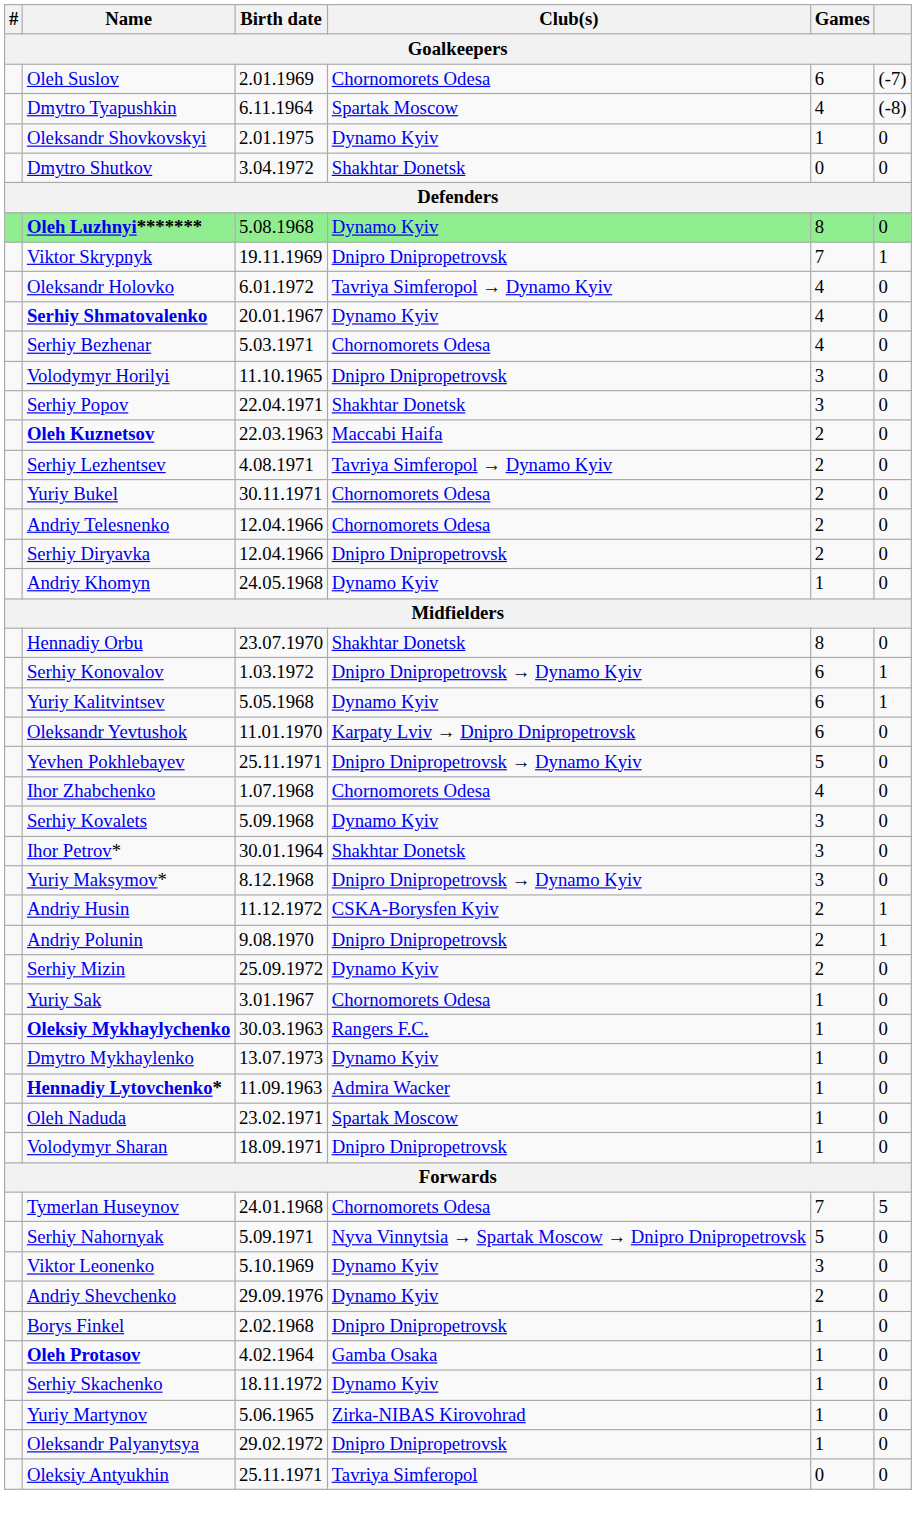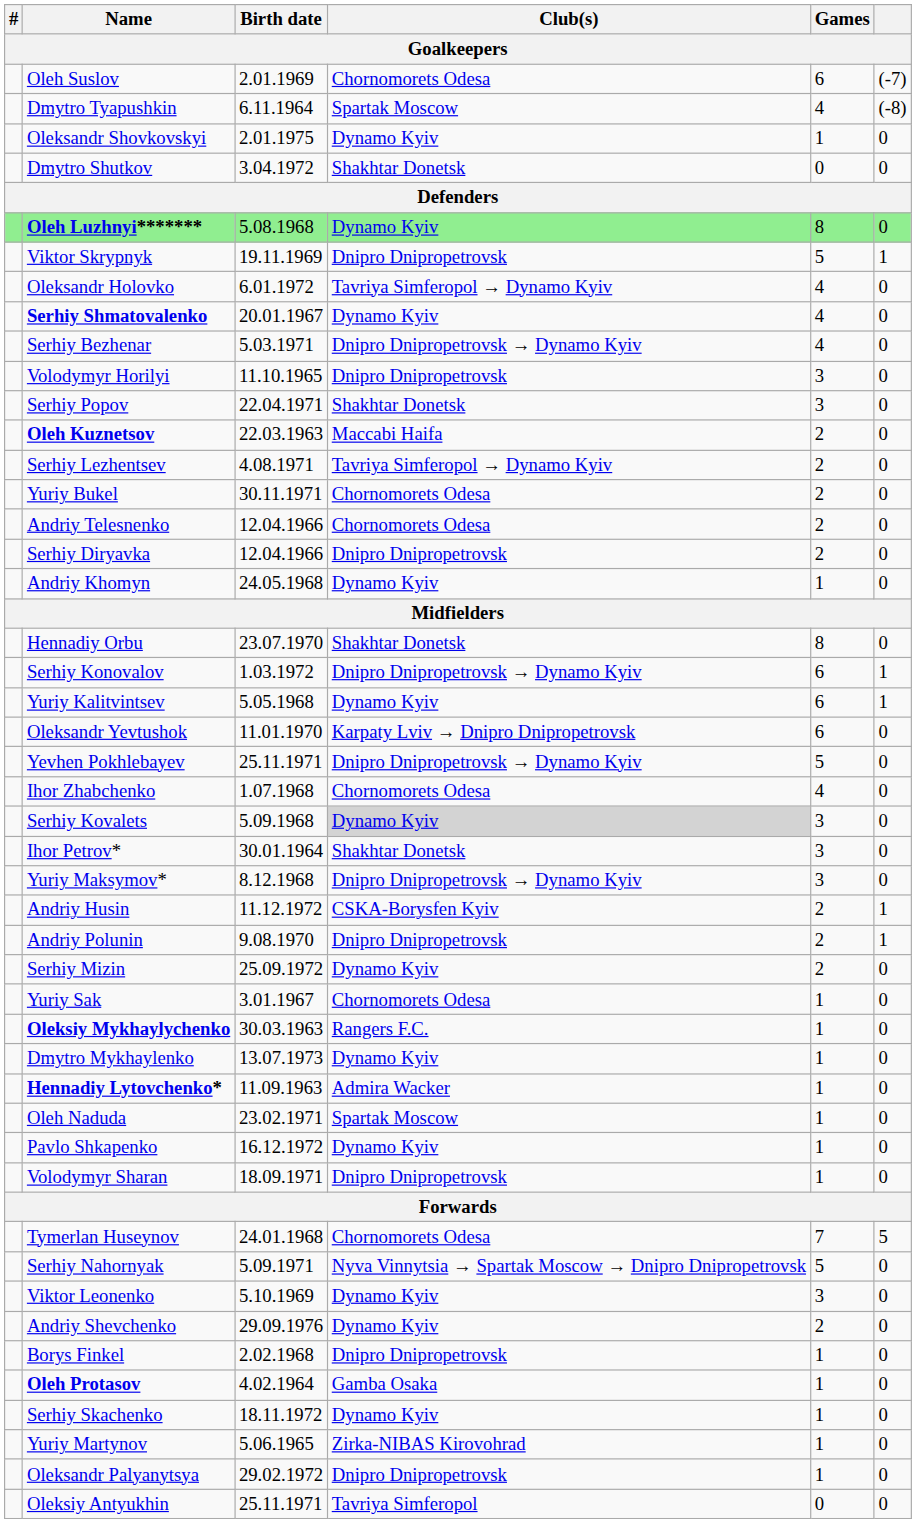(819, 256) 7 -> (819, 256) 5
(411, 345) Chornomorets Odesa -> (487, 345) Dnipro Dnipropetrovsk → Dynamo Kyiv
(385, 820) no background -> (385, 820) lightgrey background
+ row: (92, 1147)
